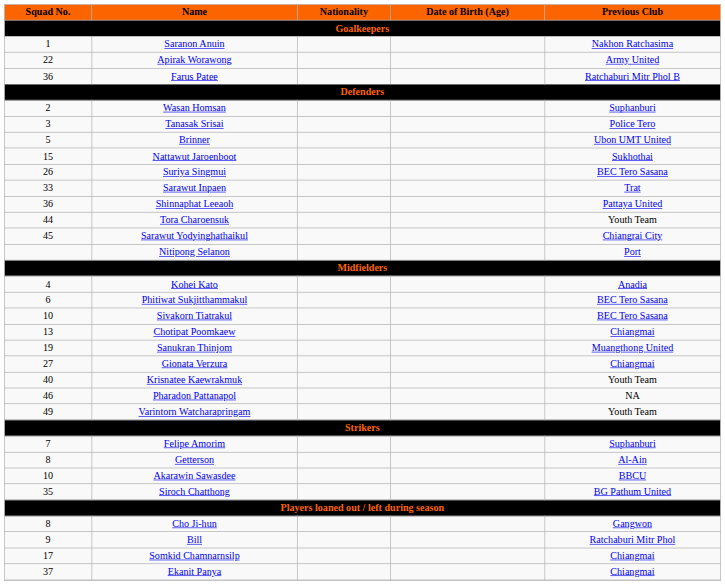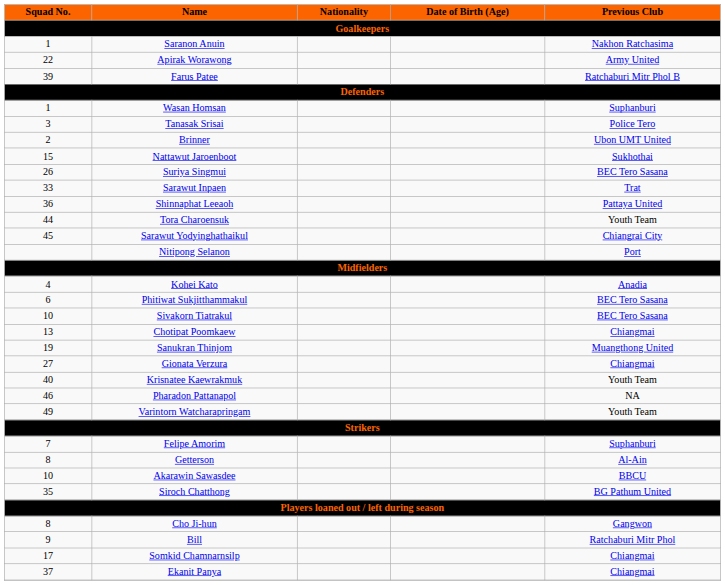(48, 76) 36 -> (48, 76) 39
(48, 108) 2 -> (48, 108) 1
(48, 140) 5 -> (48, 140) 2
